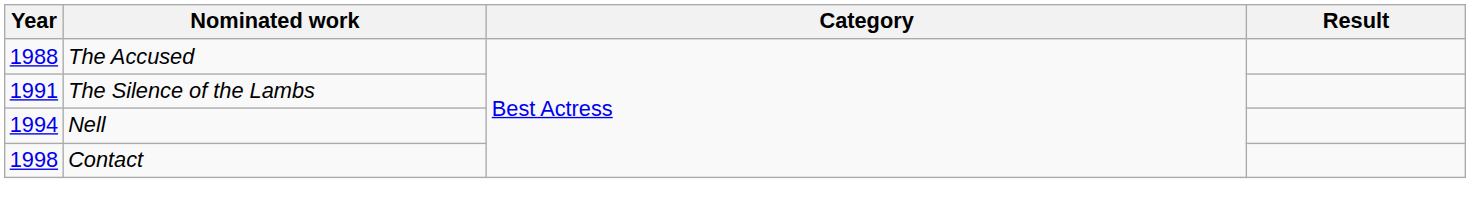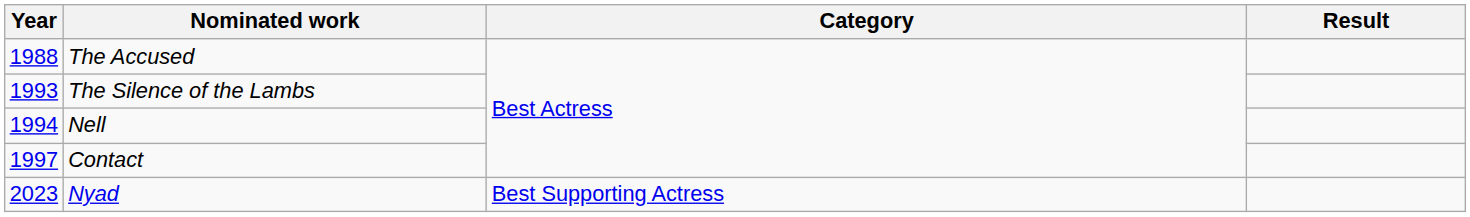(34, 90) 1991 -> (34, 90) 1993
(34, 159) 1998 -> (34, 159) 1997
+ row: (94, 194)
